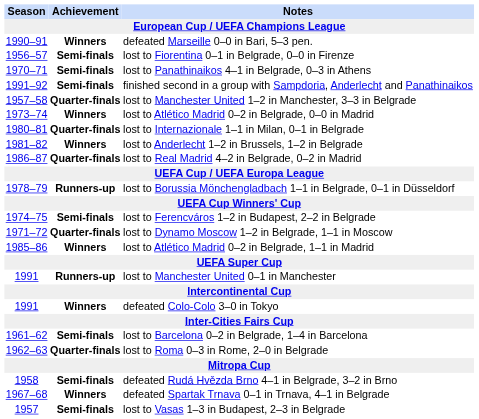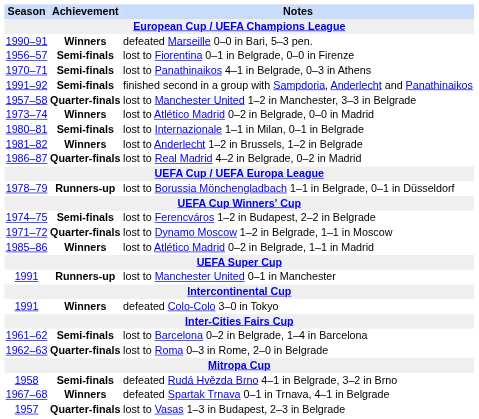(85, 129) Quarter-finals -> (85, 129) Semi-finals
(85, 409) Semi-finals -> (85, 409) Quarter-finals
